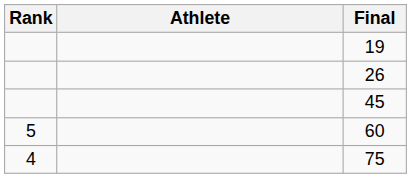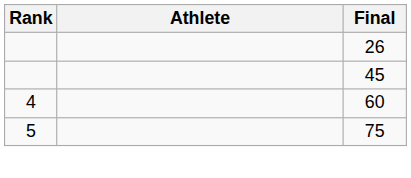- row: (375, 46)
(31, 131) 5 -> (31, 103) 4
(31, 159) 4 -> (31, 131) 5
